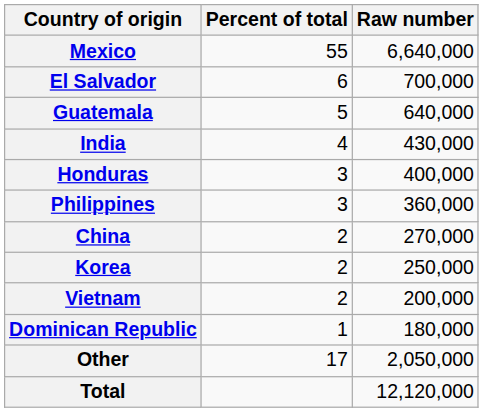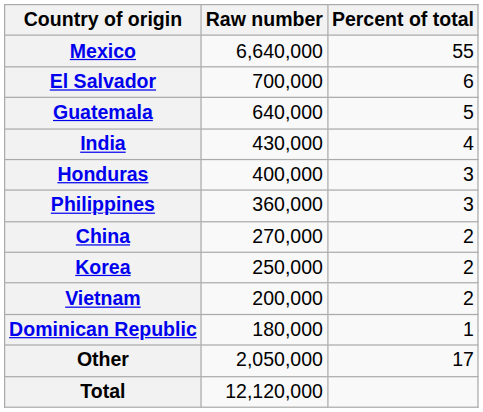columns swapped: (415, 19) <-> (277, 19)
